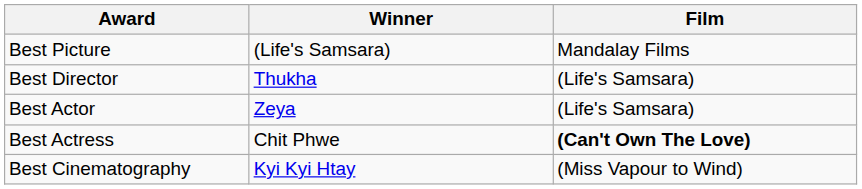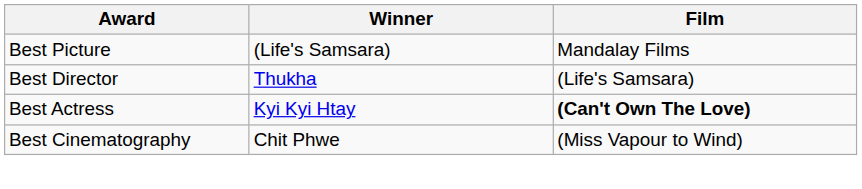- row: (52, 109)
(297, 139) Chit Phwe -> (305, 109) Kyi Kyi Htay
(305, 169) Kyi Kyi Htay -> (297, 139) Chit Phwe
